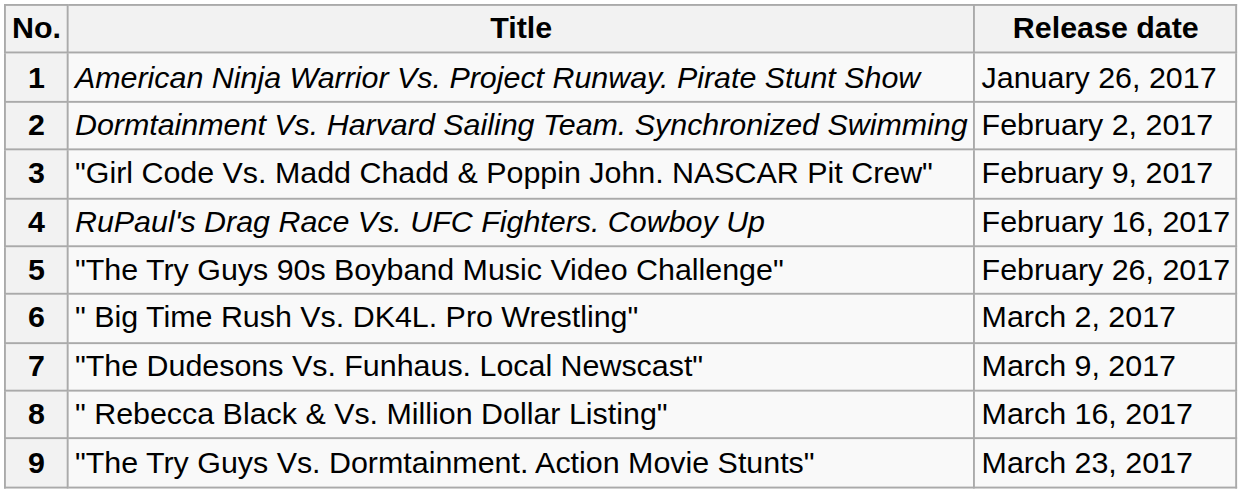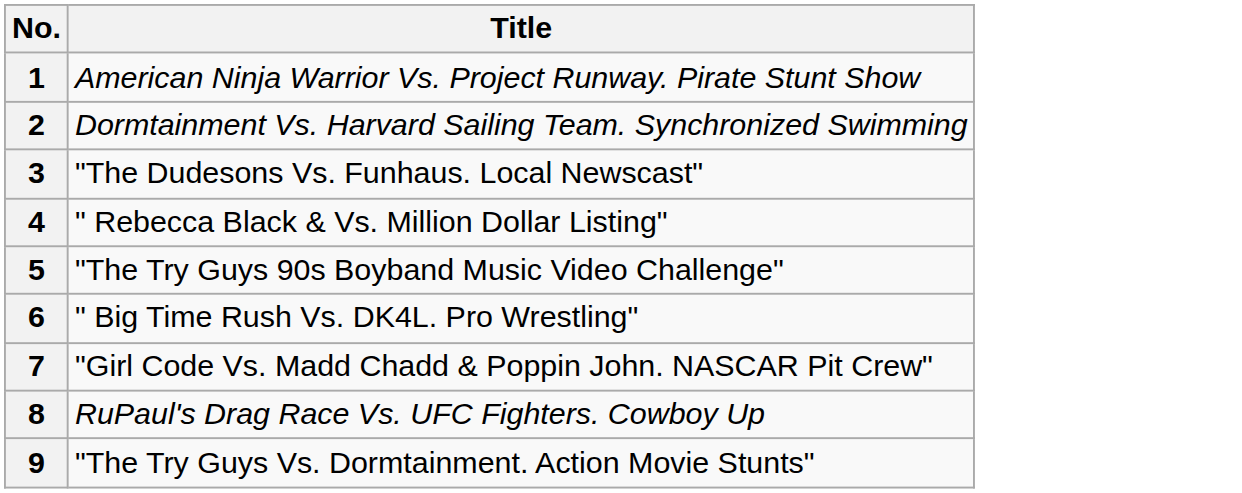- column: (1106, 28)
(504, 173) "Girl Code Vs. Madd Chadd & Poppin John. NASCAR Pit Crew" -> (389, 173) "The Dudesons Vs. Funhaus. Local Newscast"
(420, 221) RuPaul's Drag Race Vs. UFC Fighters. Cowboy Up -> (371, 221) " Rebecca Black & Vs. Million Dollar Listing"
(389, 366) "The Dudesons Vs. Funhaus. Local Newscast" -> (504, 366) "Girl Code Vs. Madd Chadd & Poppin John. NASCAR Pit Crew"
(371, 414) " Rebecca Black & Vs. Million Dollar Listing" -> (420, 414) RuPaul's Drag Race Vs. UFC Fighters. Cowboy Up
